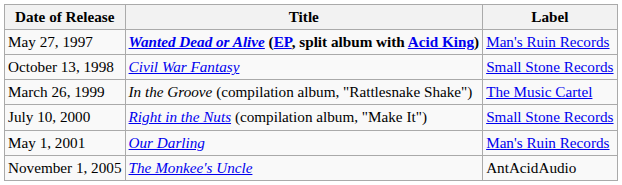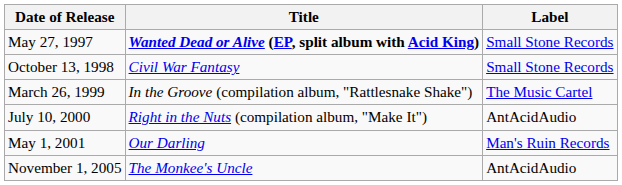(548, 42) Man's Ruin Records -> (550, 42) Small Stone Records
(550, 117) Small Stone Records -> (531, 117) AntAcidAudio
